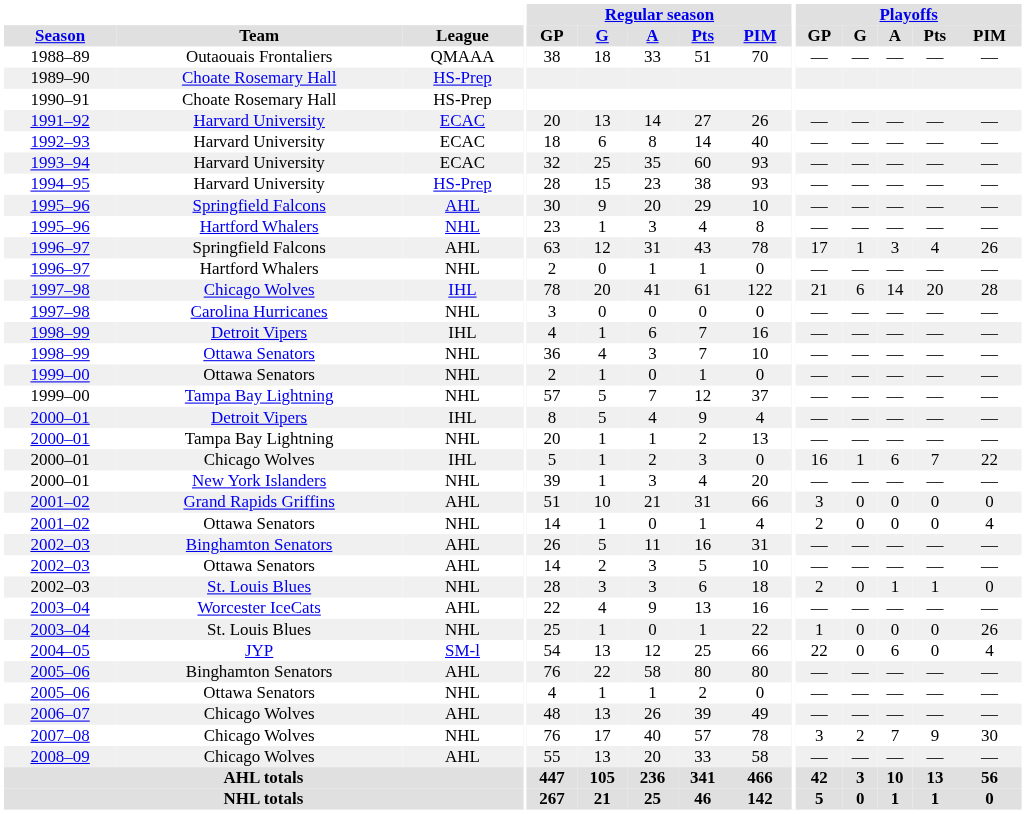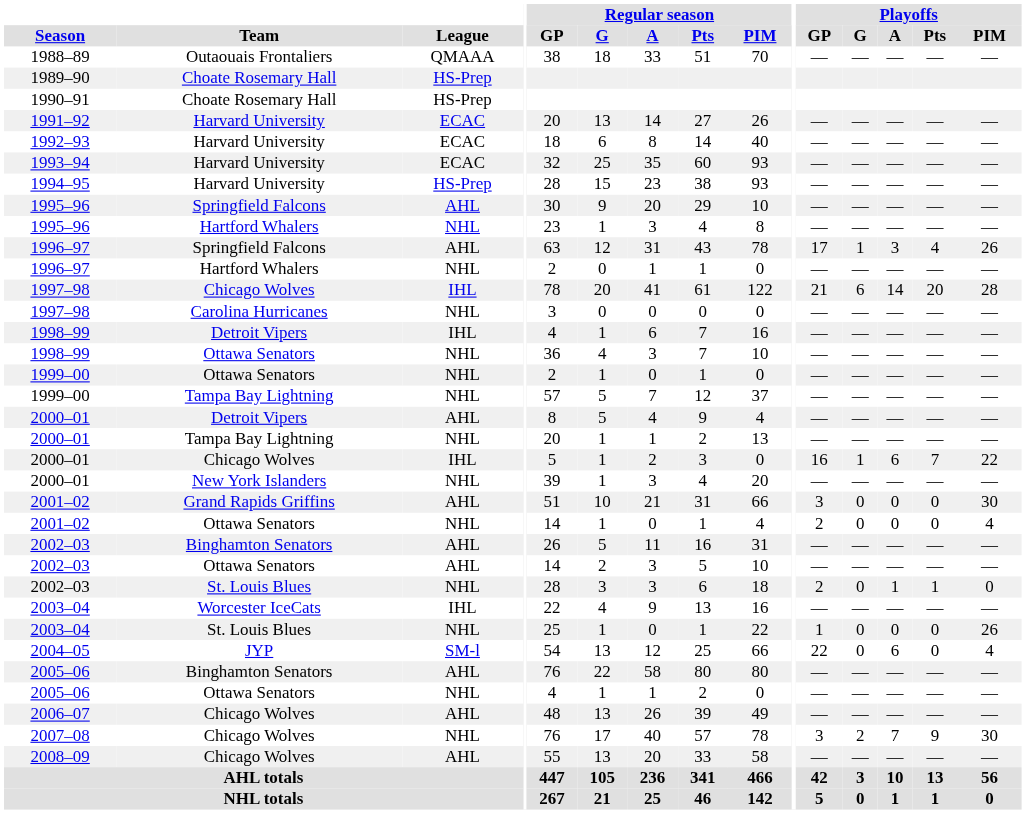(462, 417) IHL -> (462, 417) AHL
(990, 502) 0 -> (990, 502) 30
(462, 608) AHL -> (462, 608) IHL
